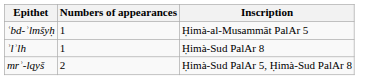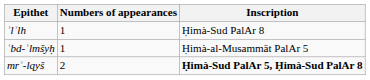rows swapped: (16, 48) <-> (31, 30)
(267, 65) normal -> (272, 65) bold
